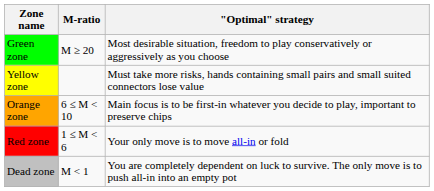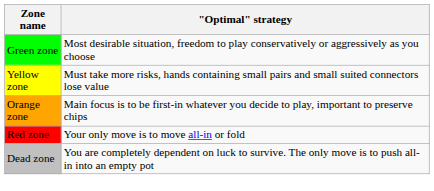- column: (82, 19)
